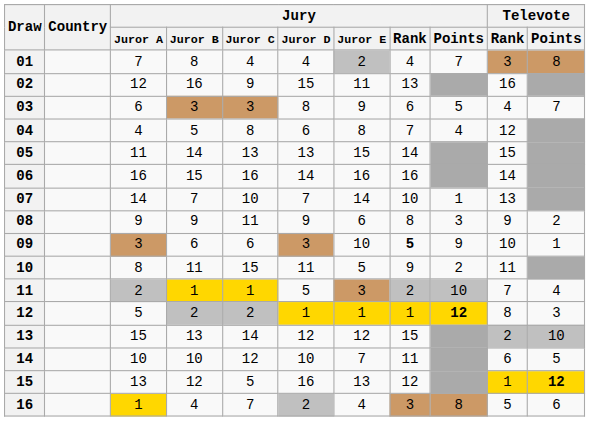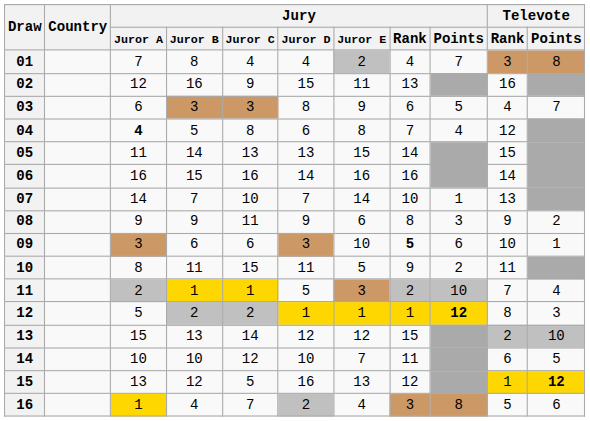(139, 130) normal -> (139, 130) bold
(459, 245) 9 -> (459, 245) 6
